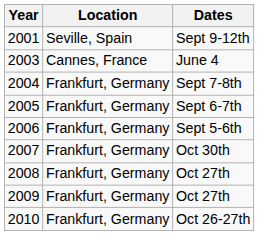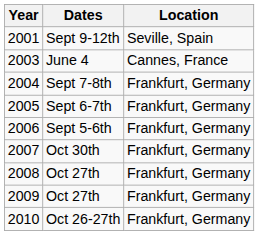columns swapped: (213, 15) <-> (108, 15)
